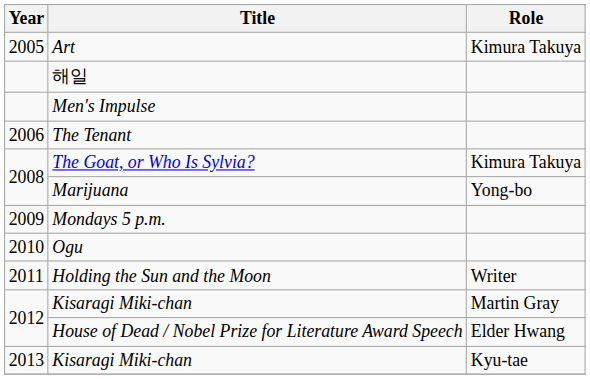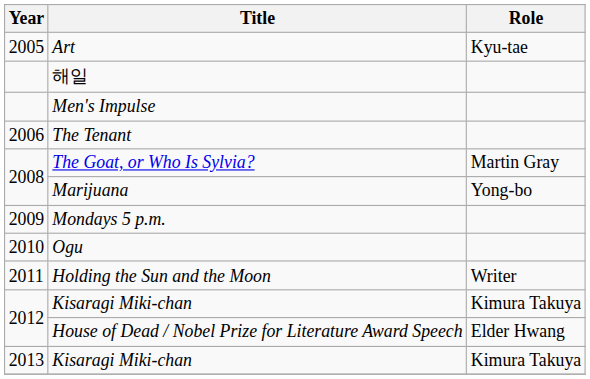(526, 46) Kimura Takuya -> (499, 46) Kyu-tae
(526, 162) Kimura Takuya -> (515, 162) Martin Gray
(515, 303) Martin Gray -> (526, 303) Kimura Takuya
(499, 359) Kyu-tae -> (526, 359) Kimura Takuya
